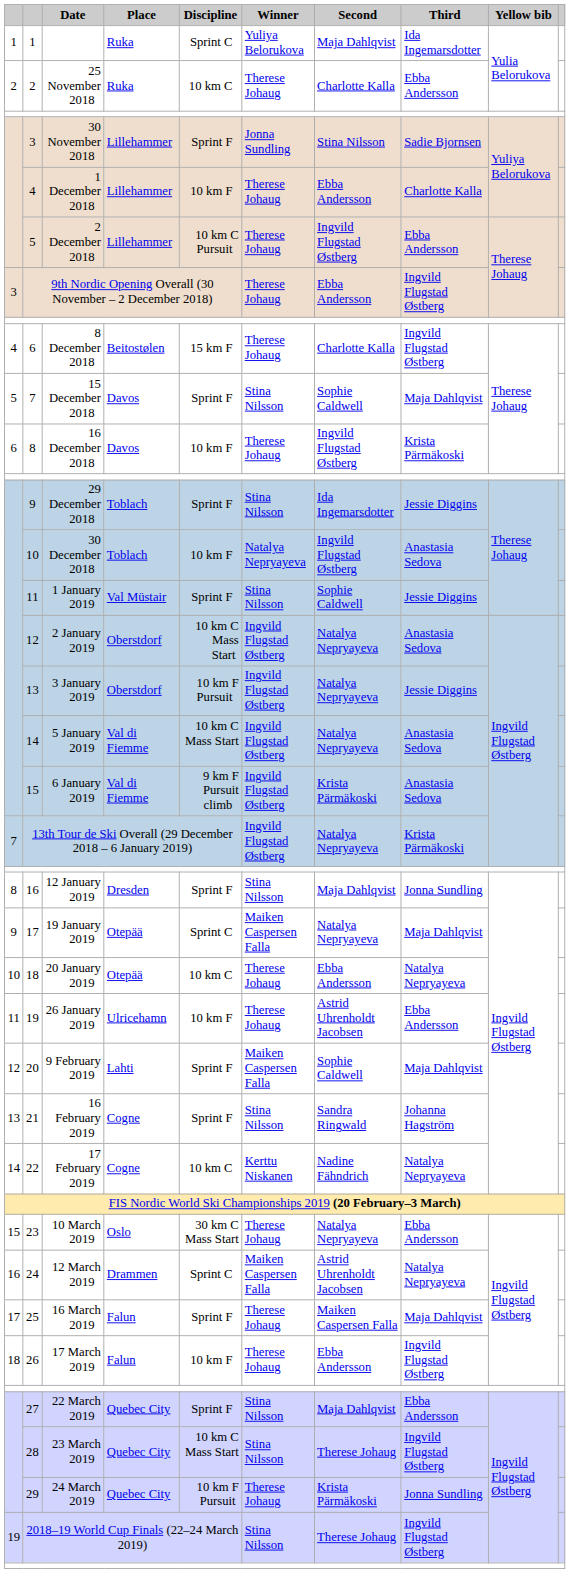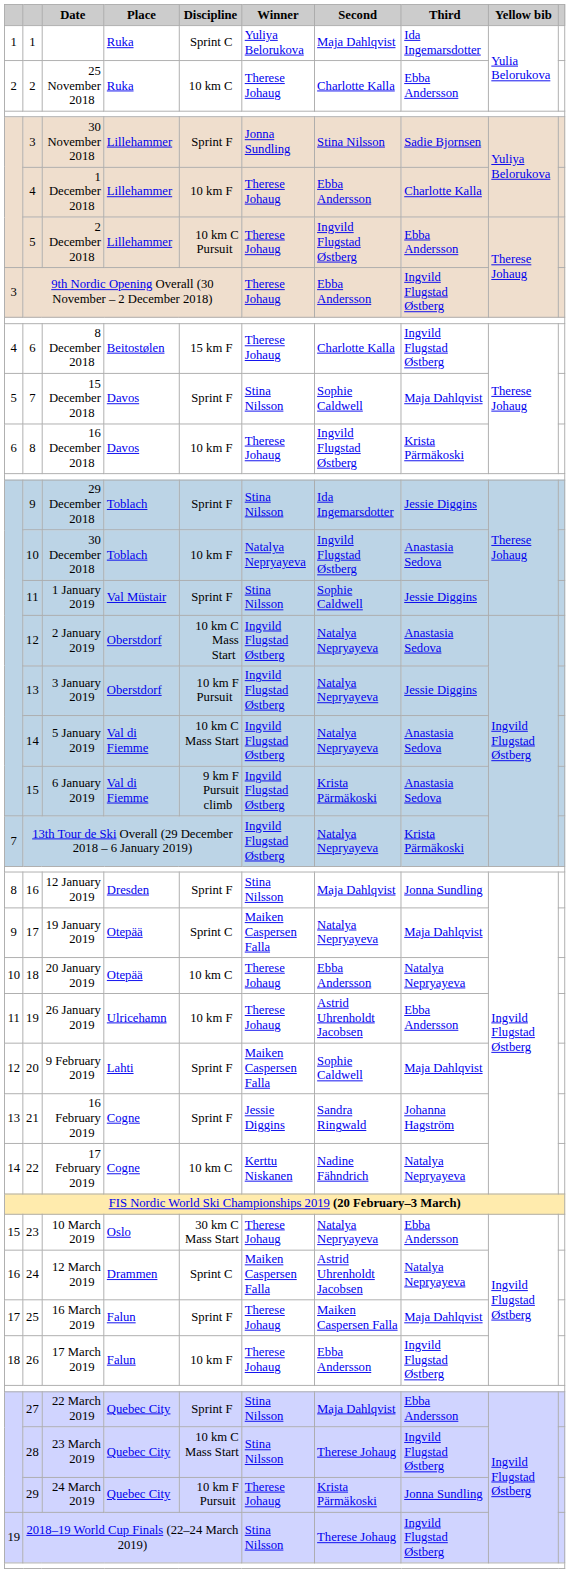(264, 1118) Stina Nilsson -> (265, 1118) Jessie Diggins
